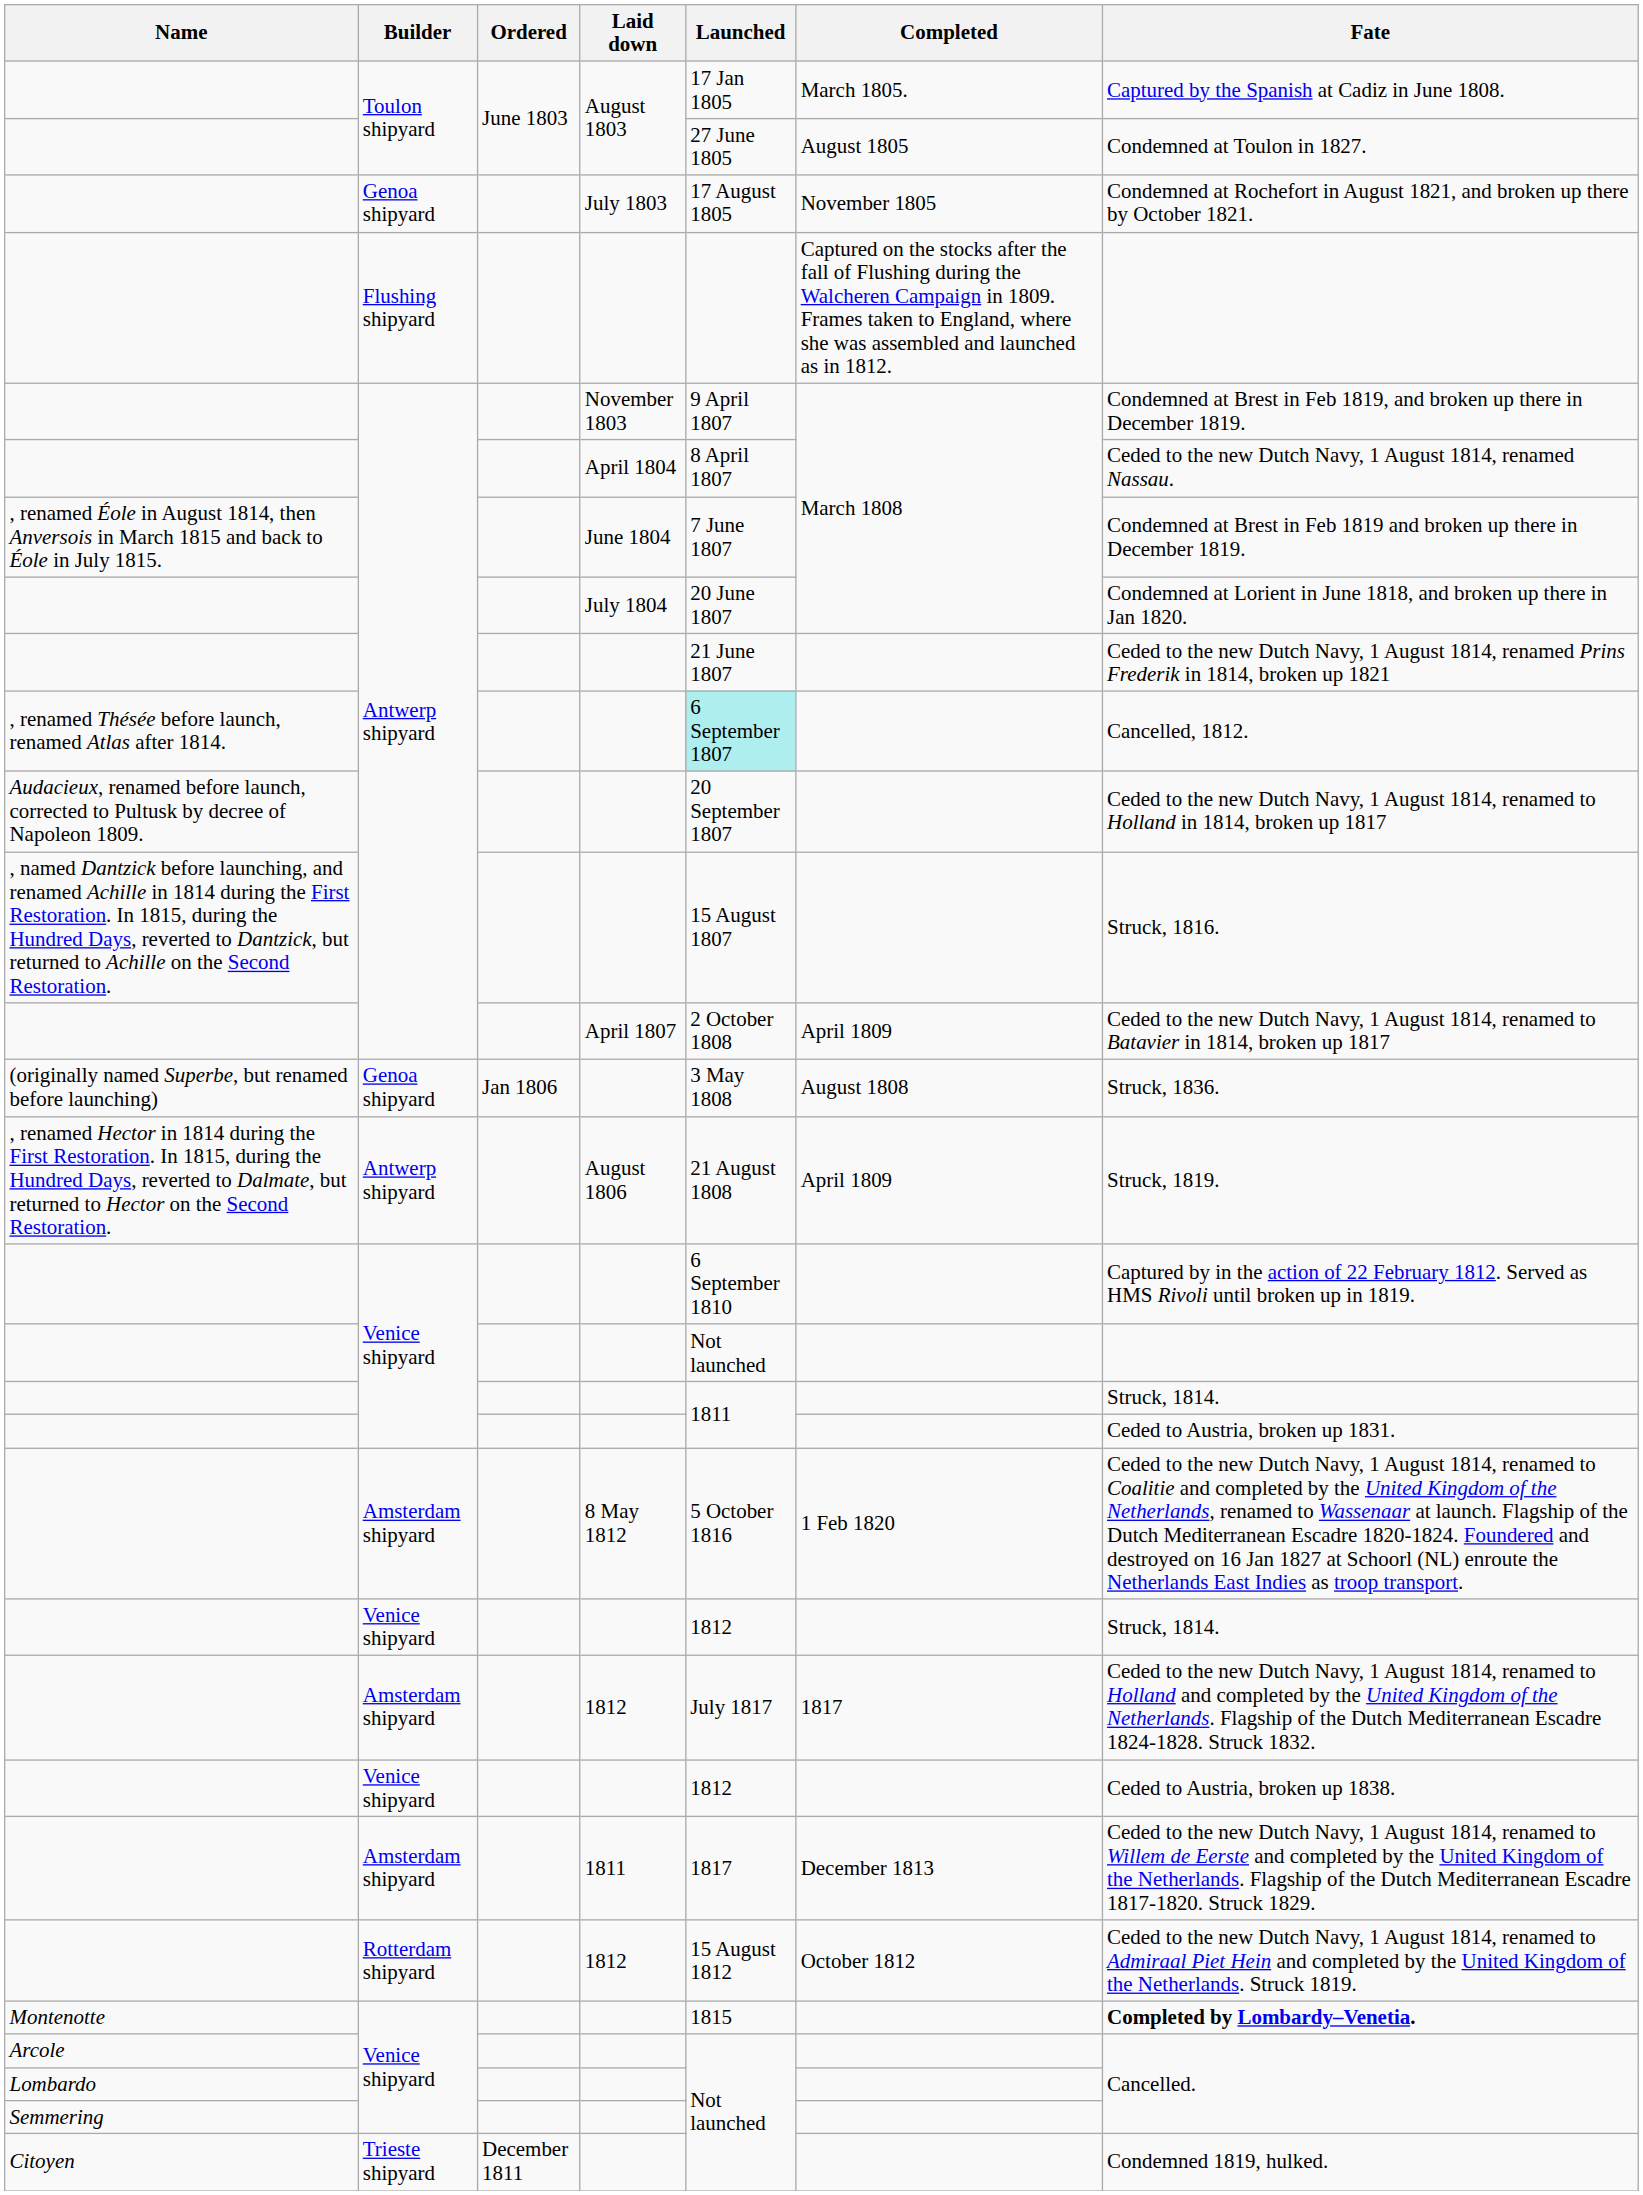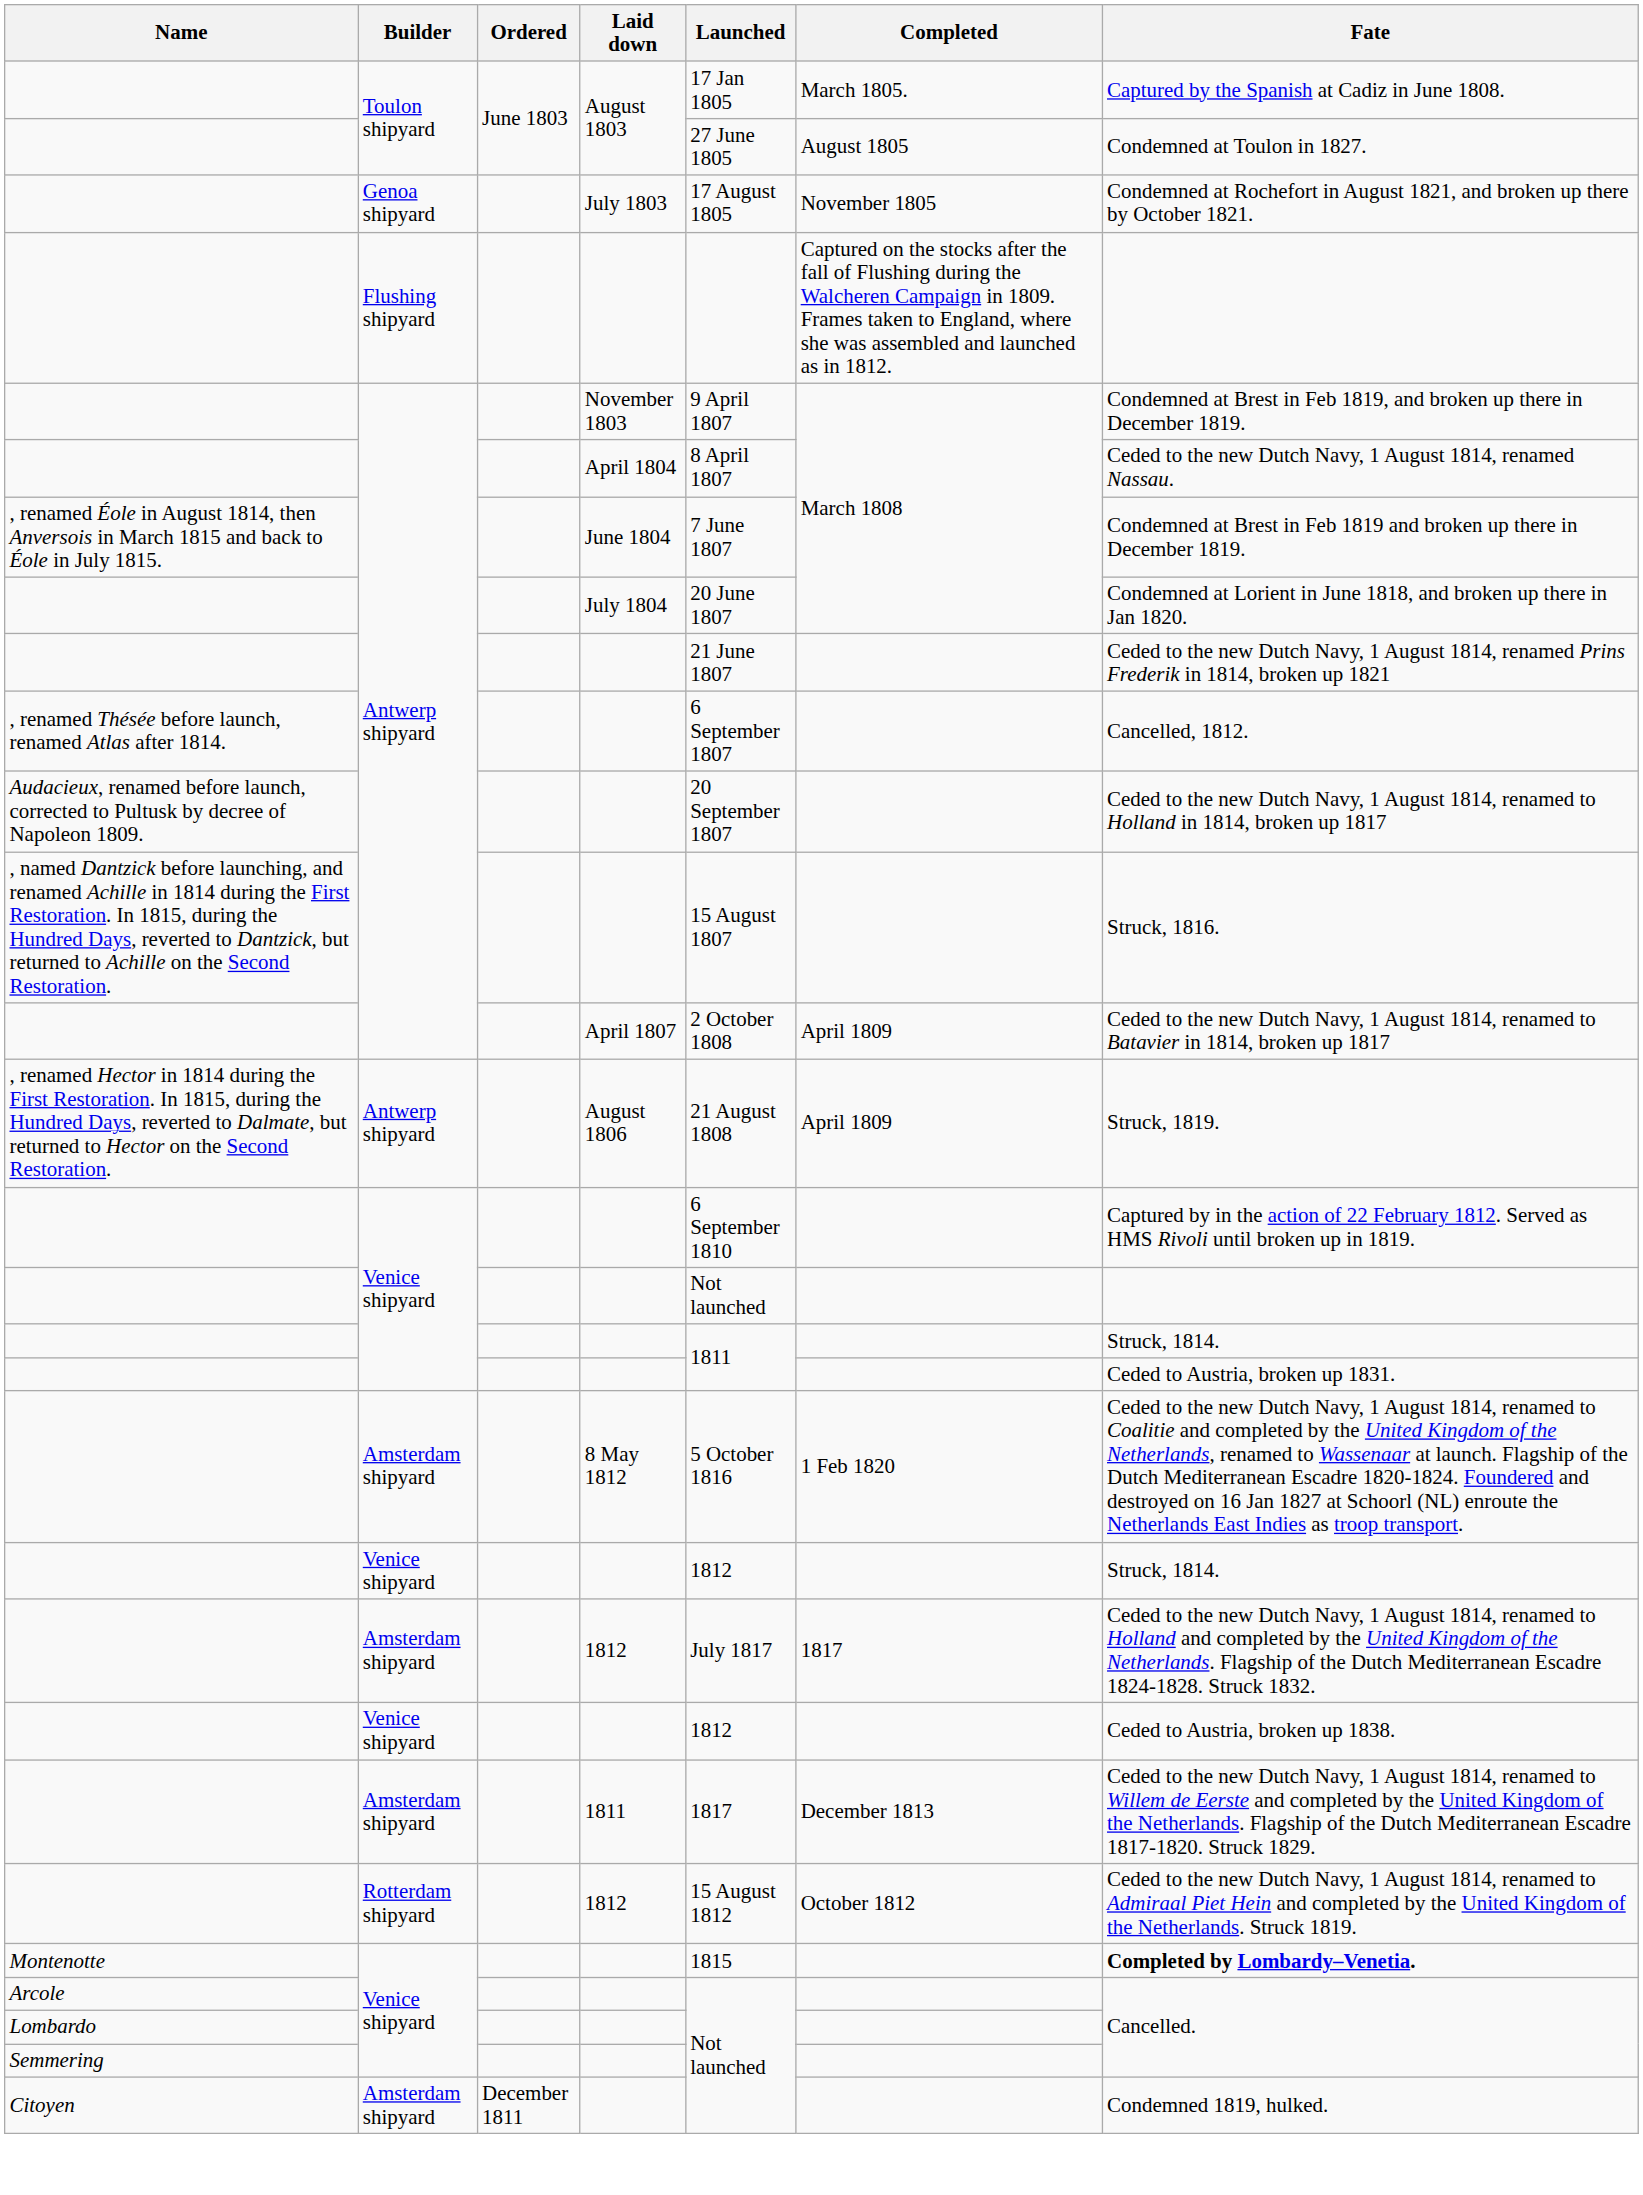(735, 730) paleturquoise background -> (735, 730) no background
- row: (179, 1087)
(399, 2161) Trieste shipyard -> (412, 2105) Amsterdam shipyard
